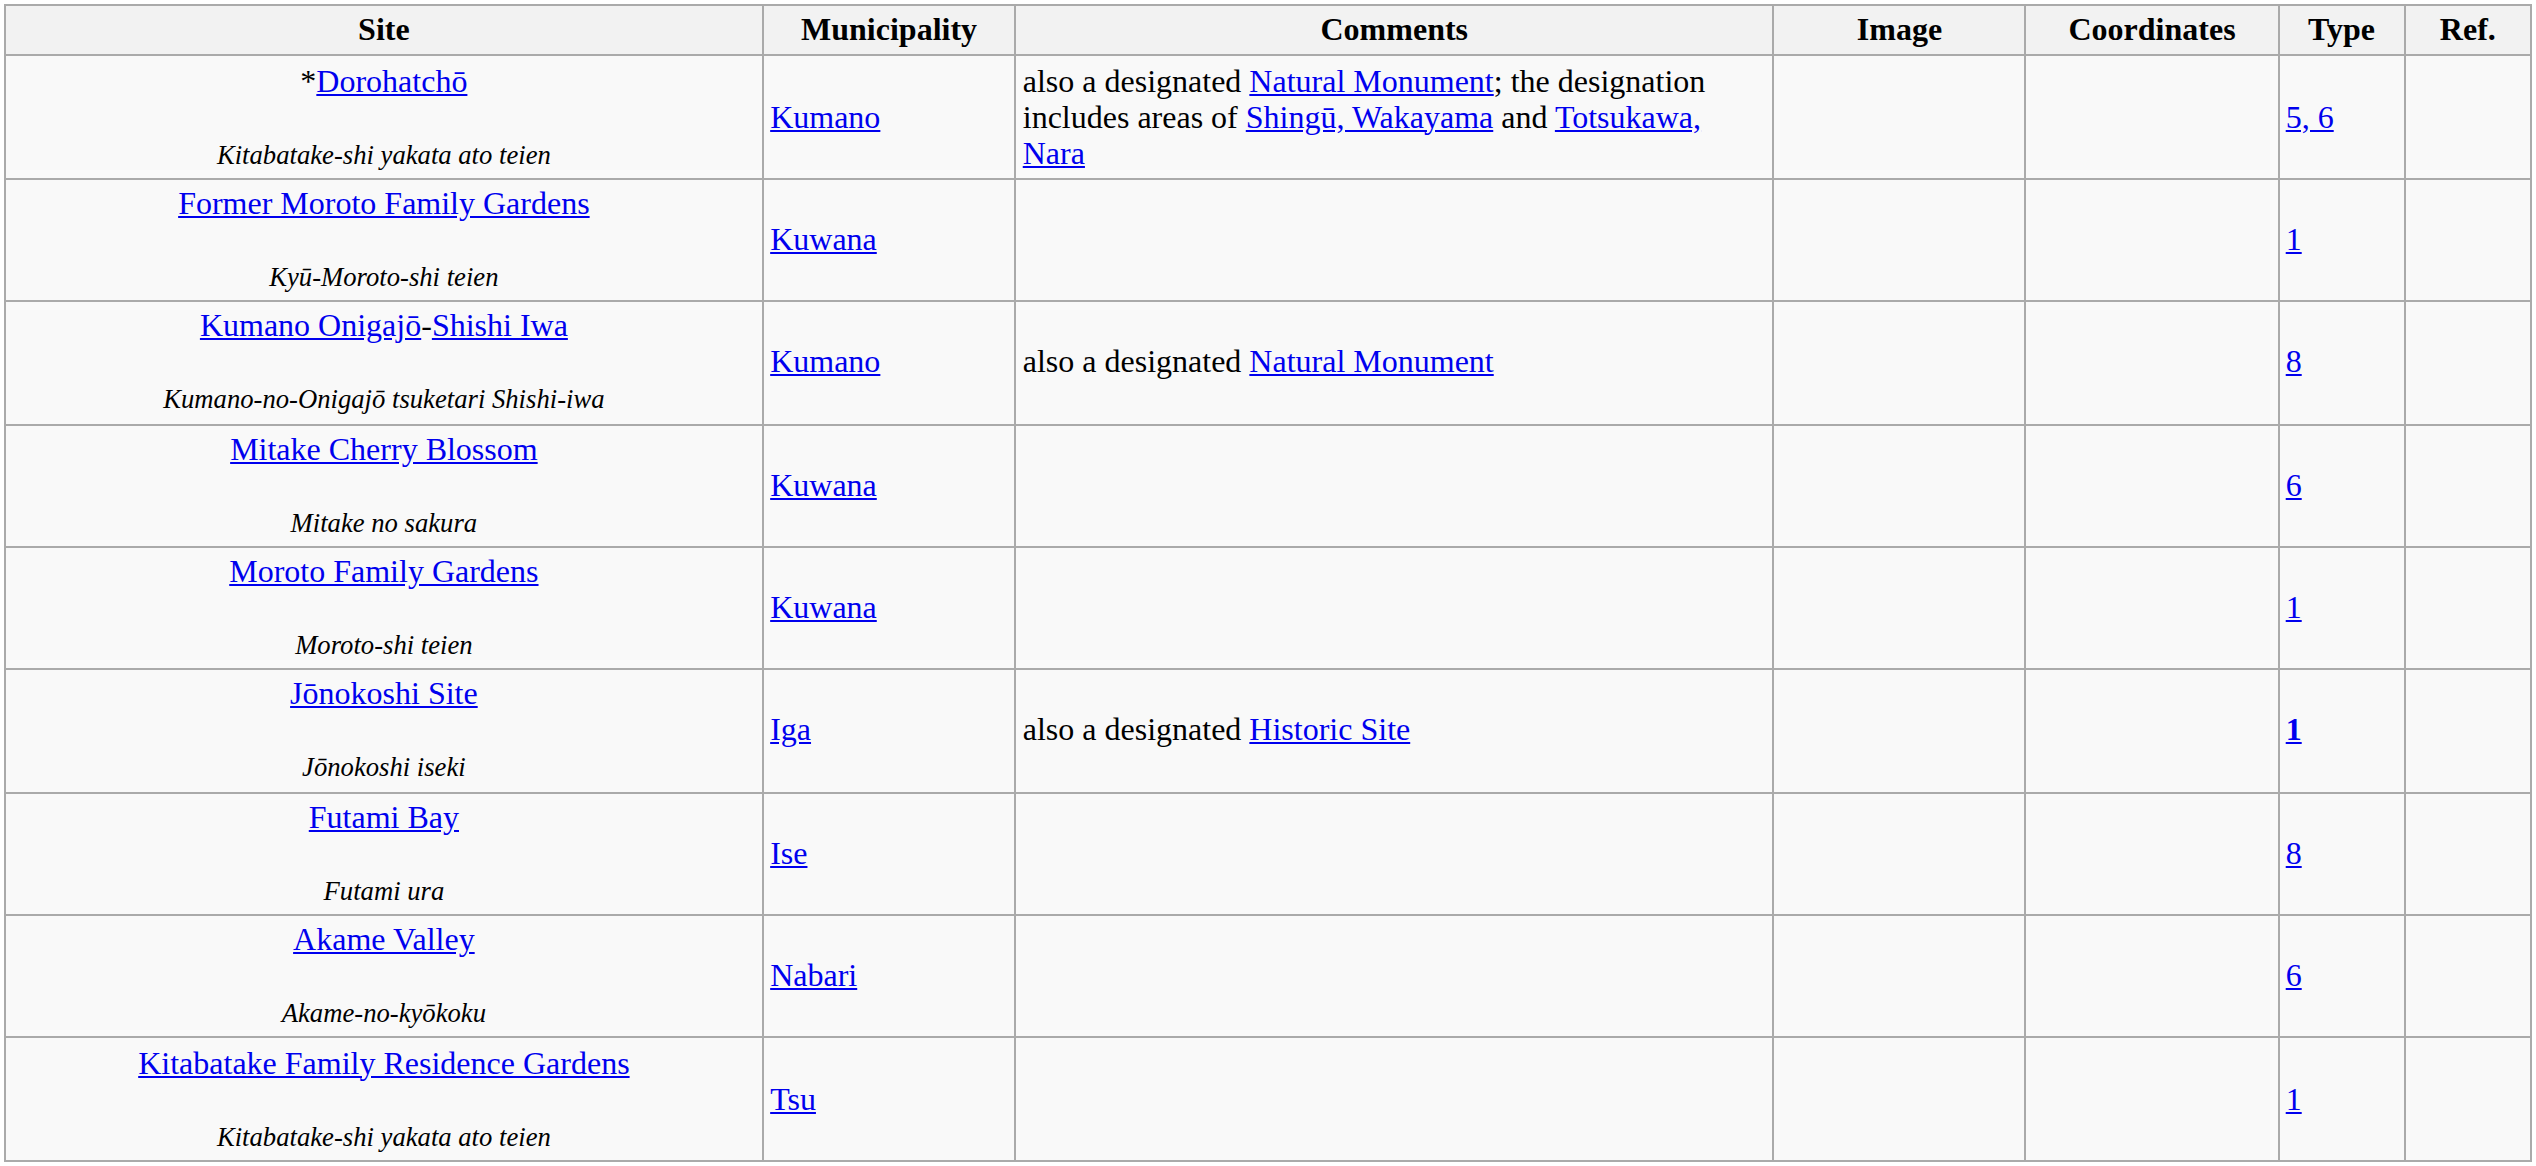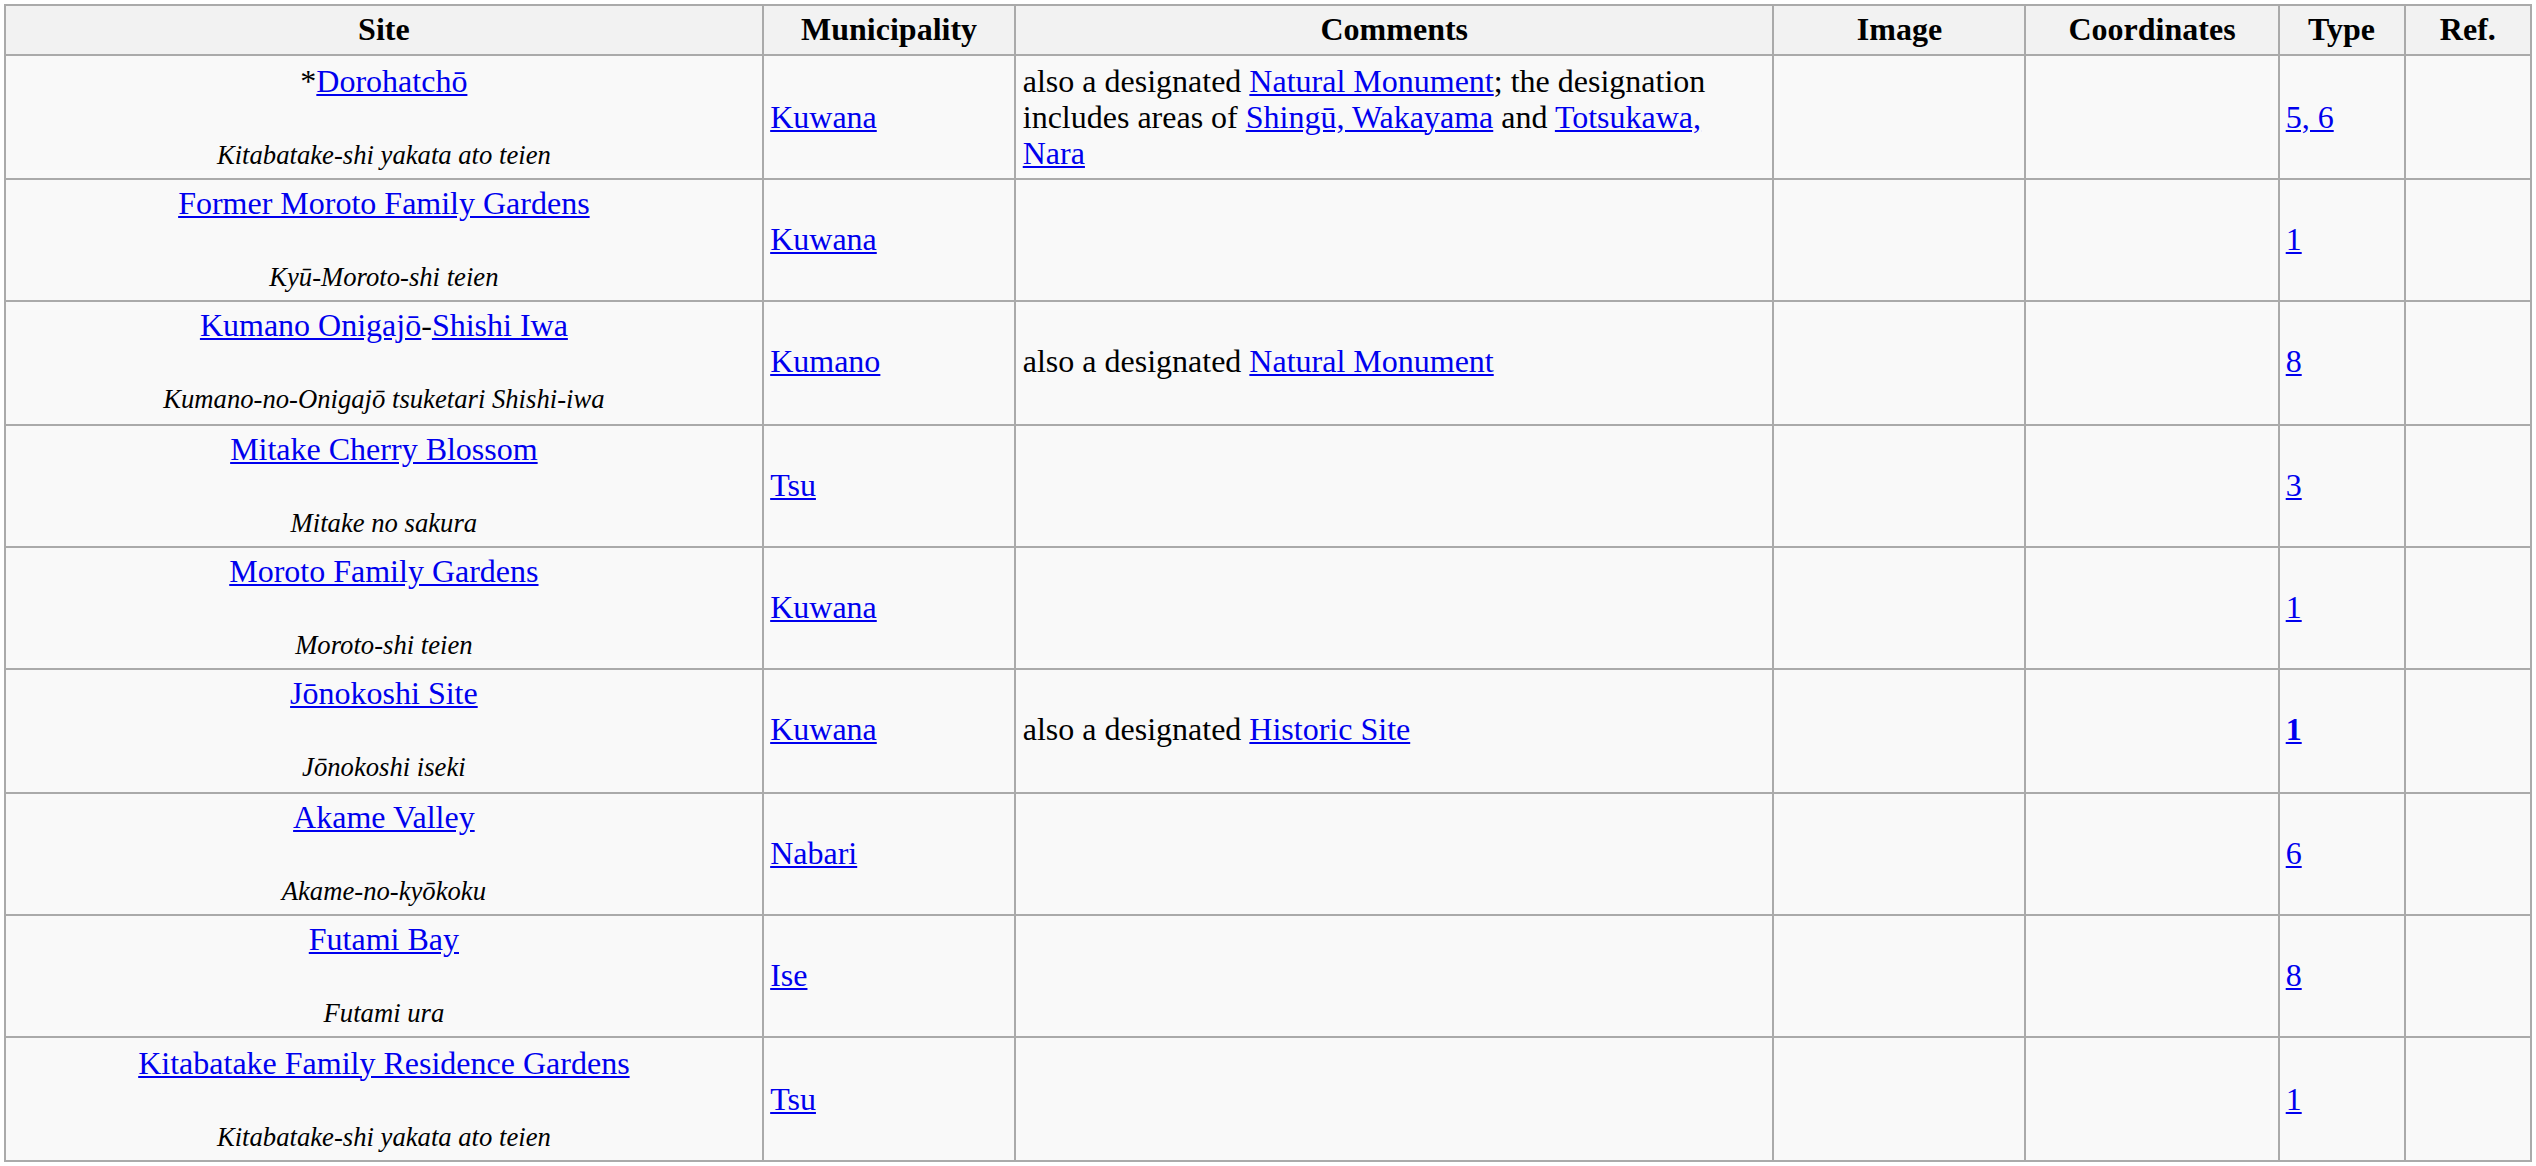(825, 116) Kumano -> (823, 116) Kuwana
(823, 484) Kuwana -> (793, 484) Tsu
(2294, 484) 6 -> (2294, 484) 3
(791, 730) Iga -> (823, 730) Kuwana
rows swapped: (384, 975) <-> (384, 853)
